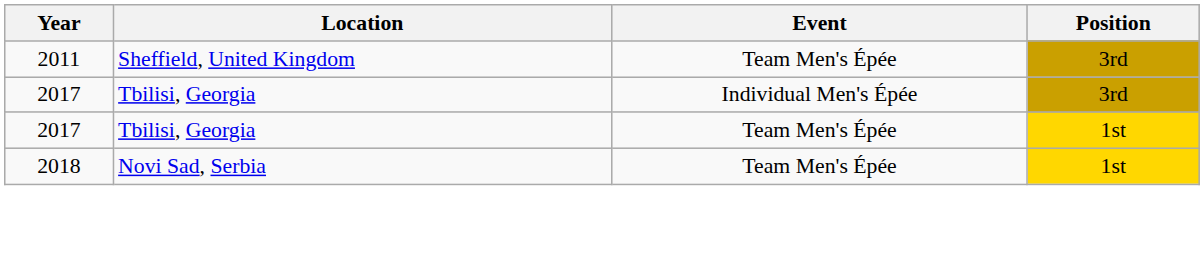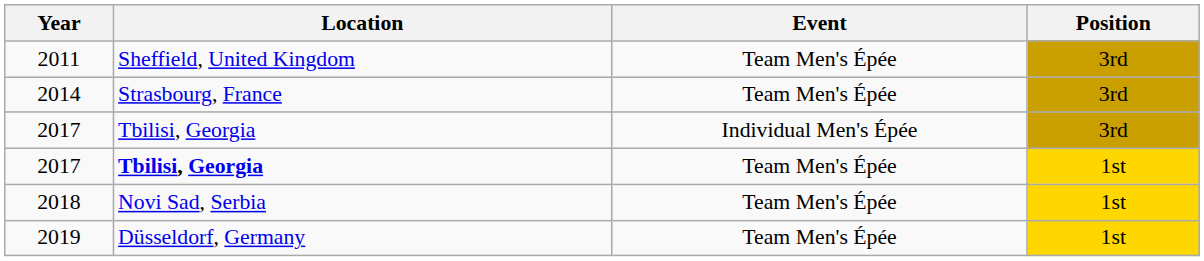+ row: (59, 94)
(187, 130) normal -> (191, 166) bold
+ row: (59, 237)
